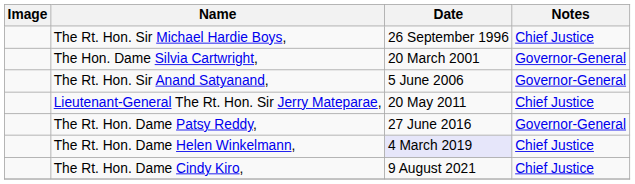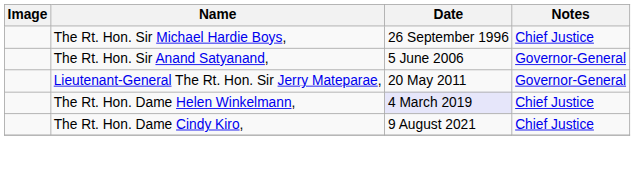- row: (156, 59)
(555, 102) Chief Justice -> (571, 80) Governor-General
- row: (155, 124)
